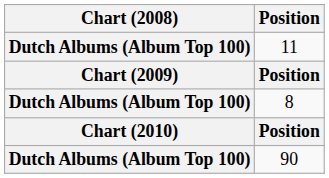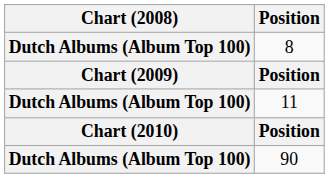rows swapped: (289, 46) <-> (289, 103)
